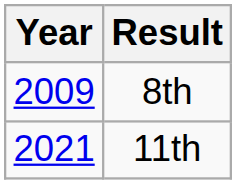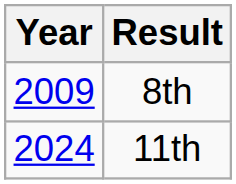(54, 149) 2021 -> (54, 149) 2024
